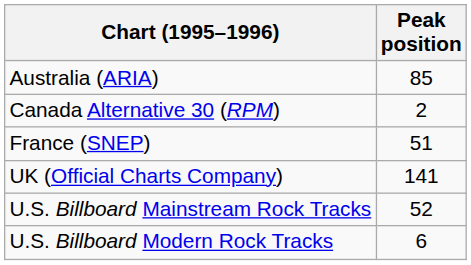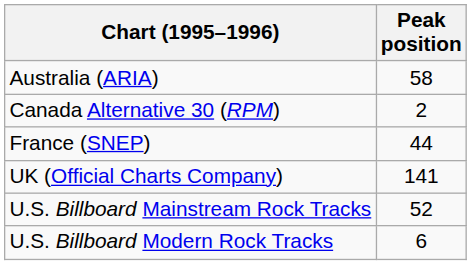(421, 77) 85 -> (421, 77) 58
(421, 143) 51 -> (421, 143) 44
